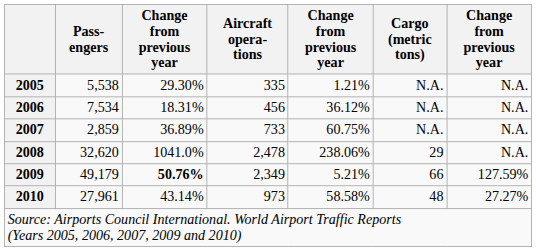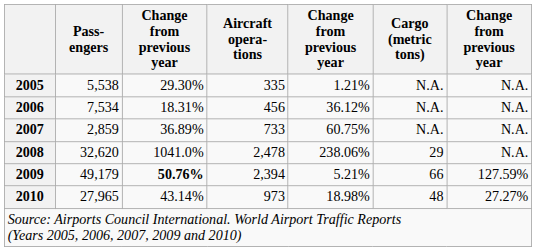(269, 174) 2,349 -> (269, 174) 2,394
(99, 197) 27,961 -> (99, 197) 27,965
(348, 197) 58.58% -> (348, 197) 18.98%
